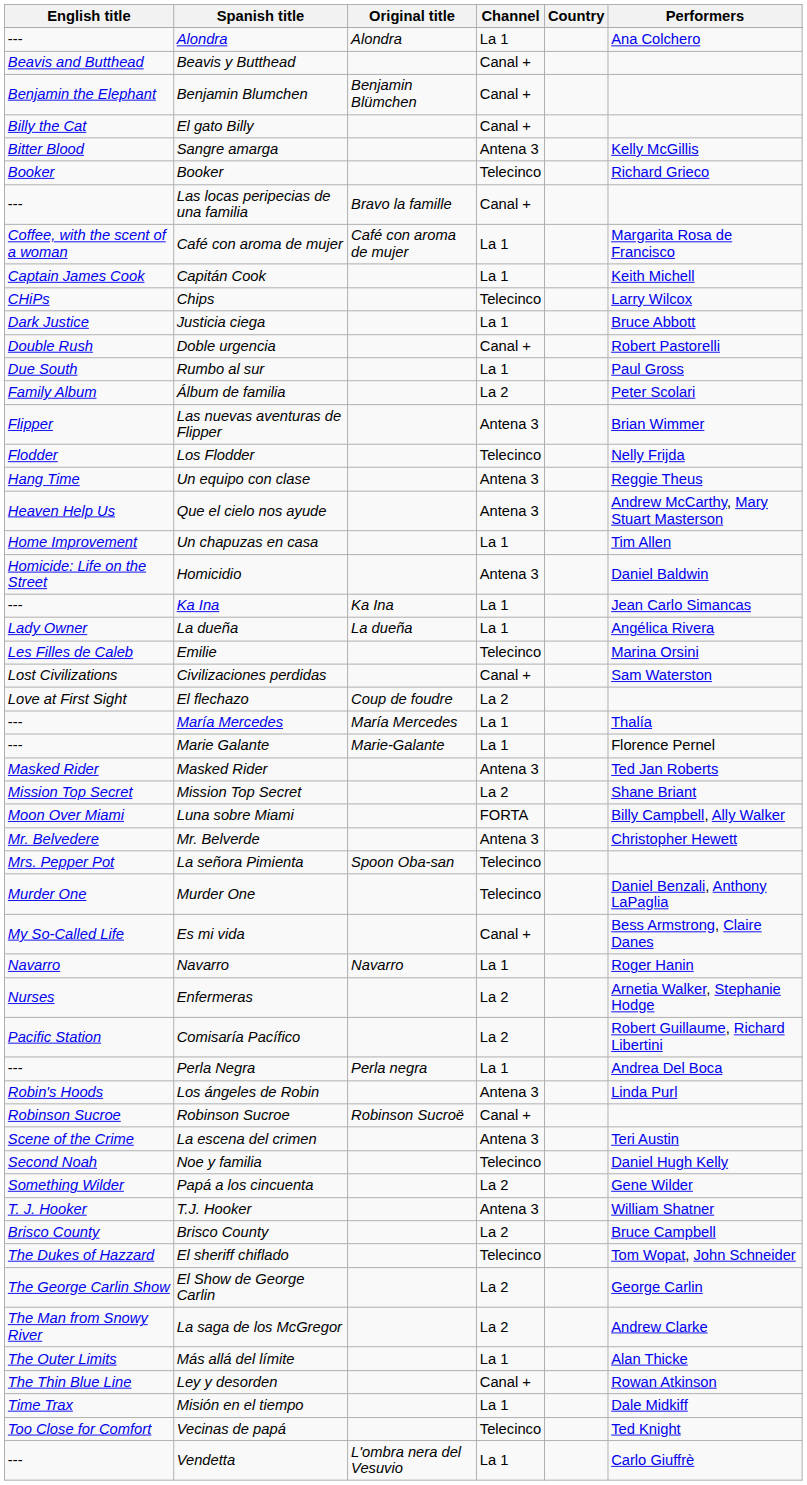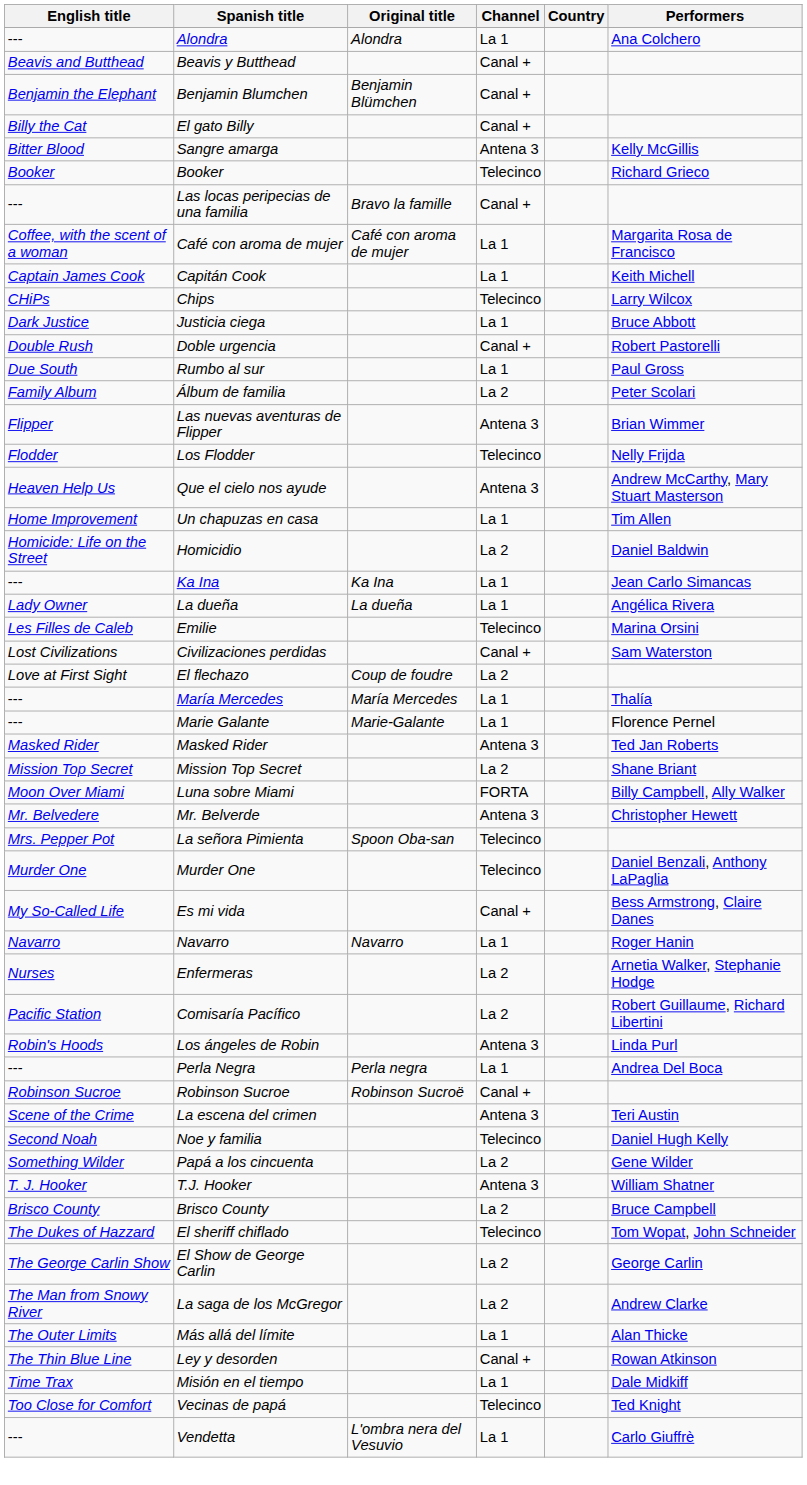- row: (243, 479)
(509, 574) Antena 3 -> (494, 550) La 2
rows swapped: (216, 1068) <-> (248, 1092)
